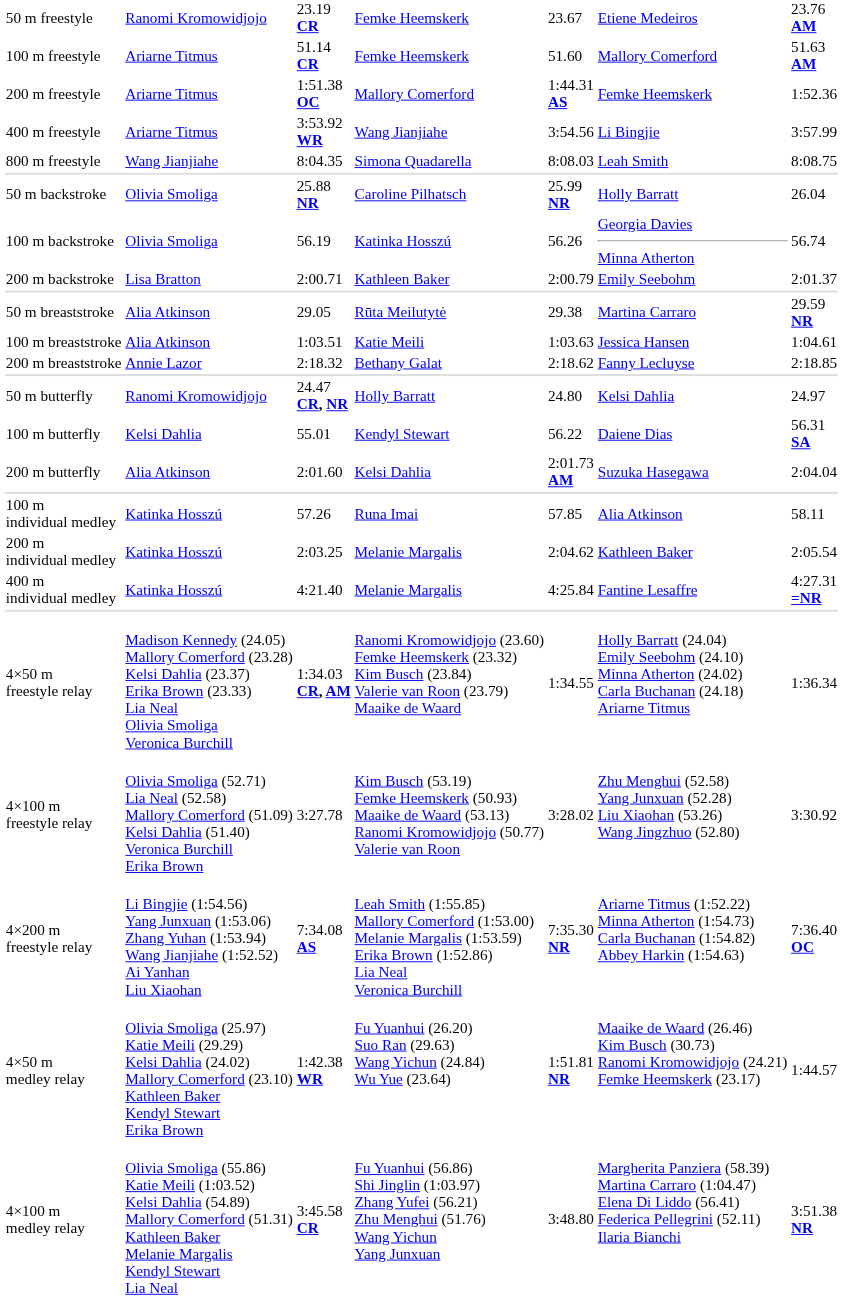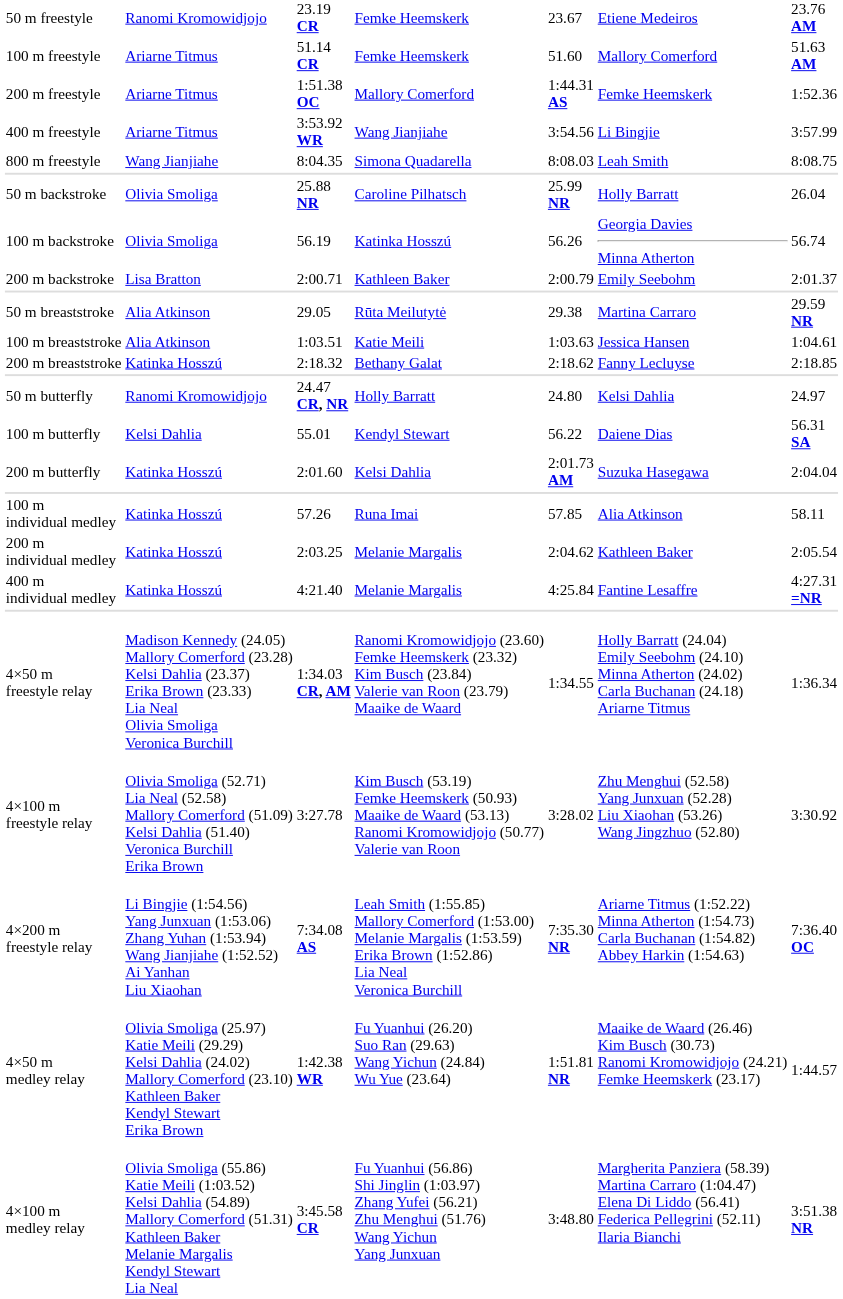(164, 362) Annie Lazor -> (174, 362) Katinka Hosszú
(168, 472) Alia Atkinson -> (174, 472) Katinka Hosszú
